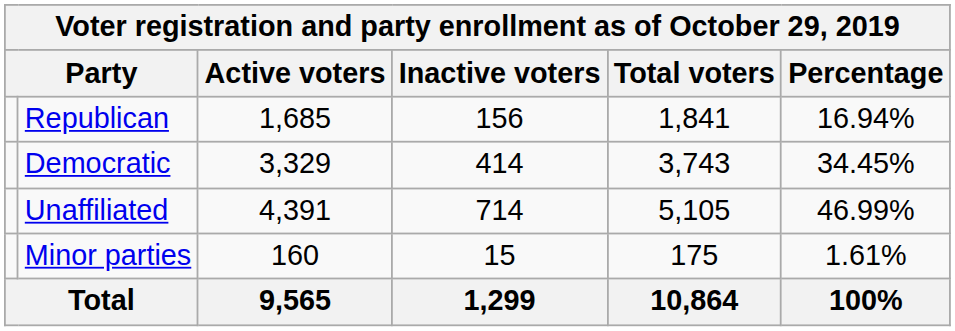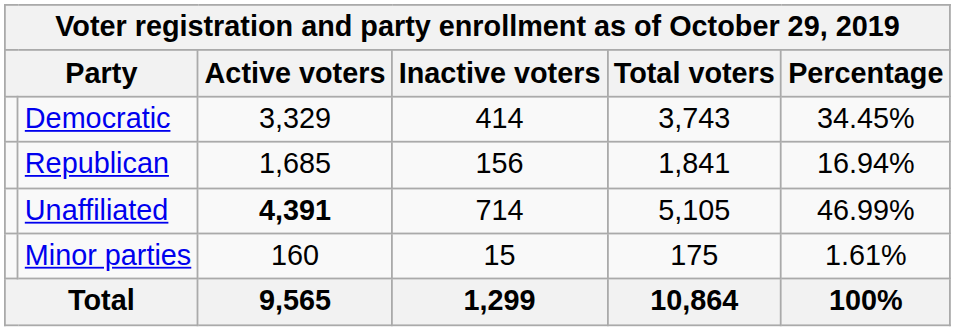rows swapped: (98, 164) <-> (97, 118)
(295, 210) normal -> (295, 210) bold
